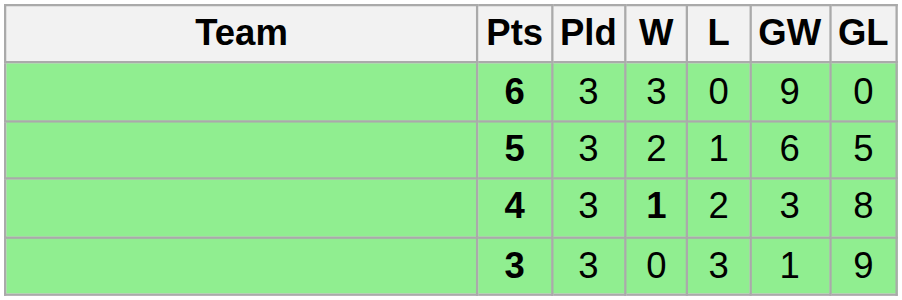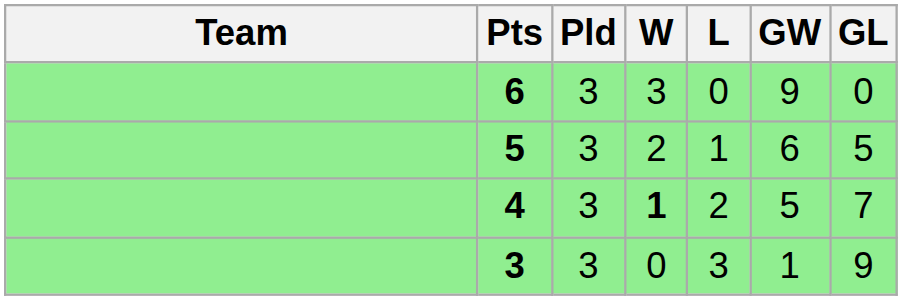(790, 206) 3 -> (790, 206) 5
(863, 206) 8 -> (863, 206) 7
